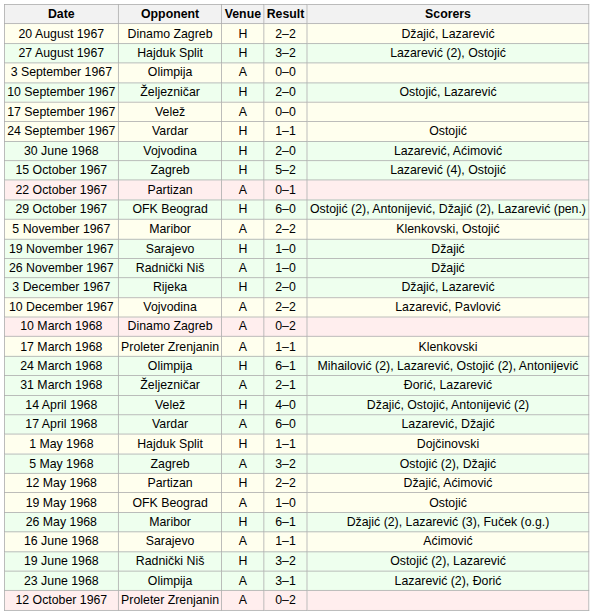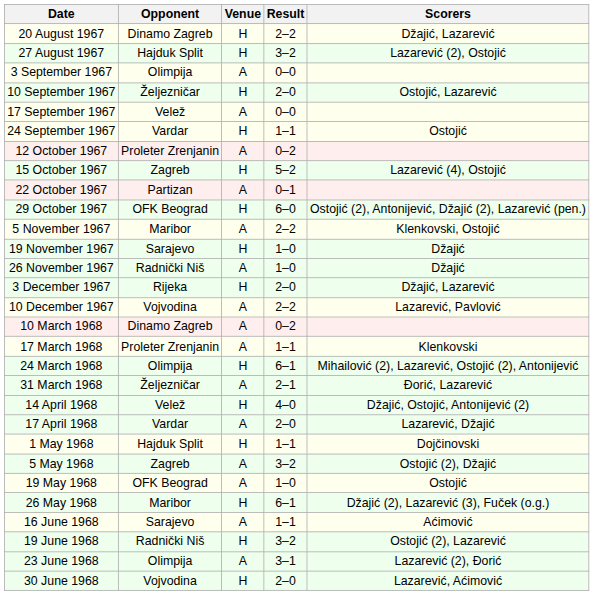rows swapped: (61, 600) <-> (61, 151)
(286, 424) 6–0 -> (286, 424) 2–0
- row: (61, 483)
